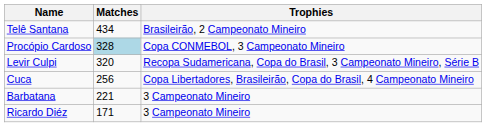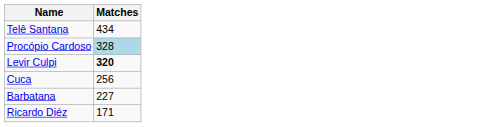- column: (311, 12)
(105, 63) normal -> (105, 63) bold
(105, 96) 221 -> (105, 96) 227
